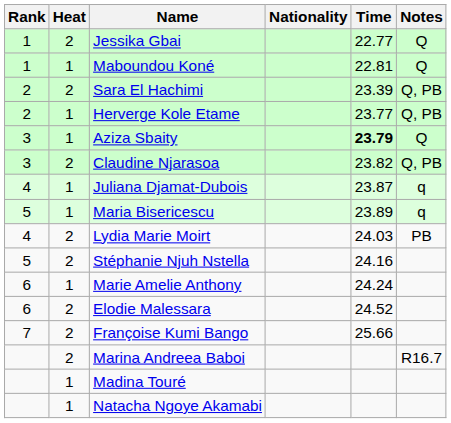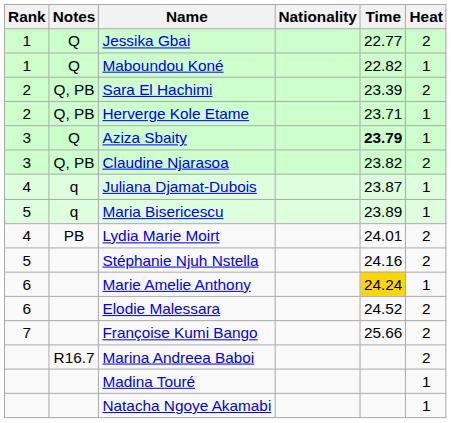columns swapped: (69, 17) <-> (421, 17)
(374, 65) 22.81 -> (383, 65) 22.82
(374, 114) 23.77 -> (383, 114) 23.71
(374, 236) 24.03 -> (383, 236) 24.01
(374, 284) no background -> (383, 284) gold background
